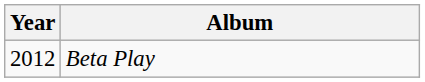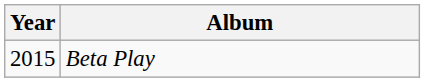(33, 58) 2012 -> (33, 58) 2015
